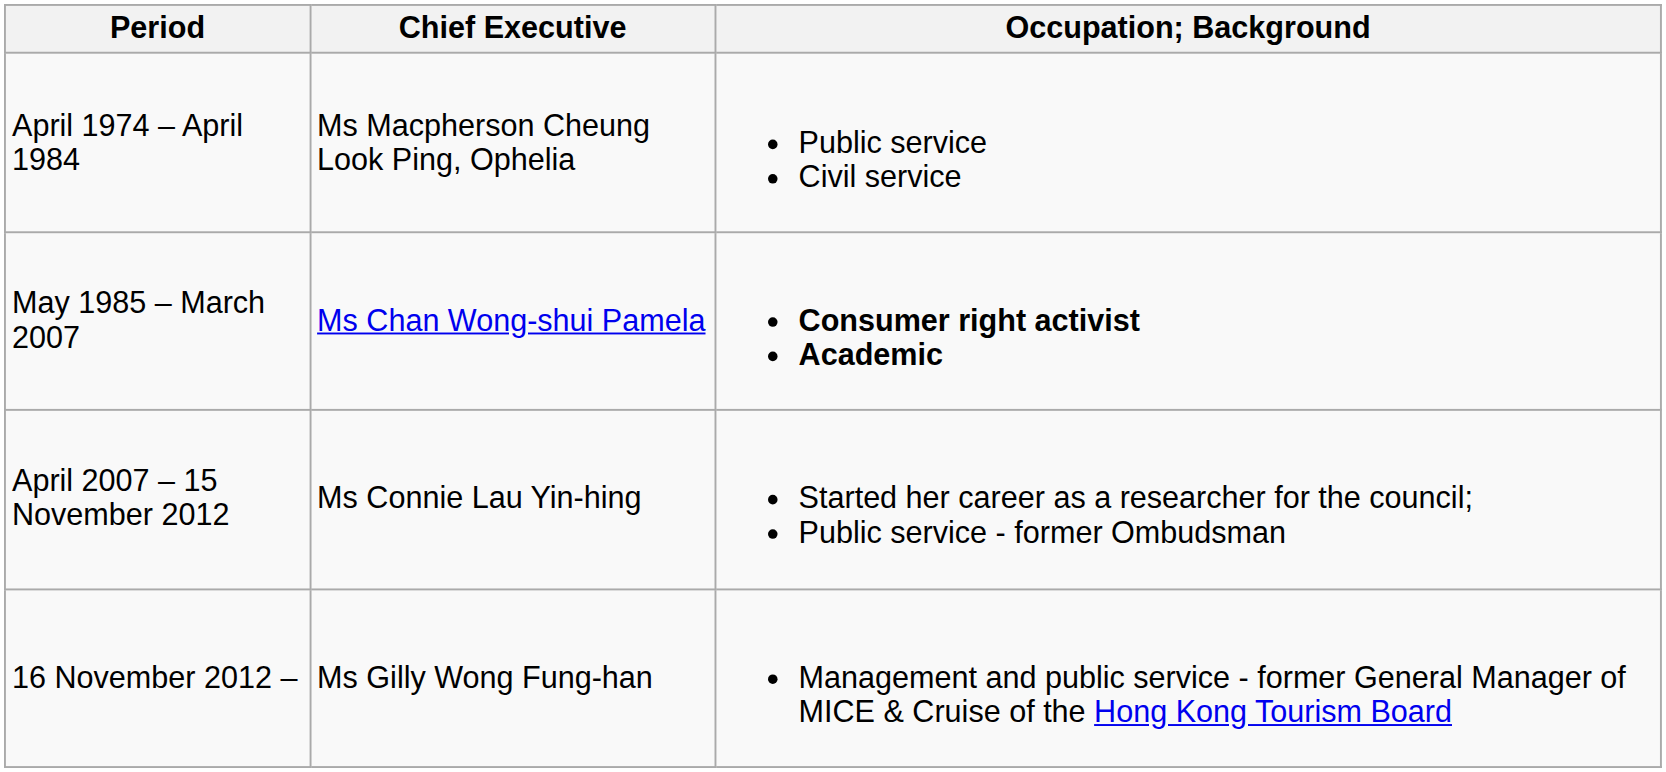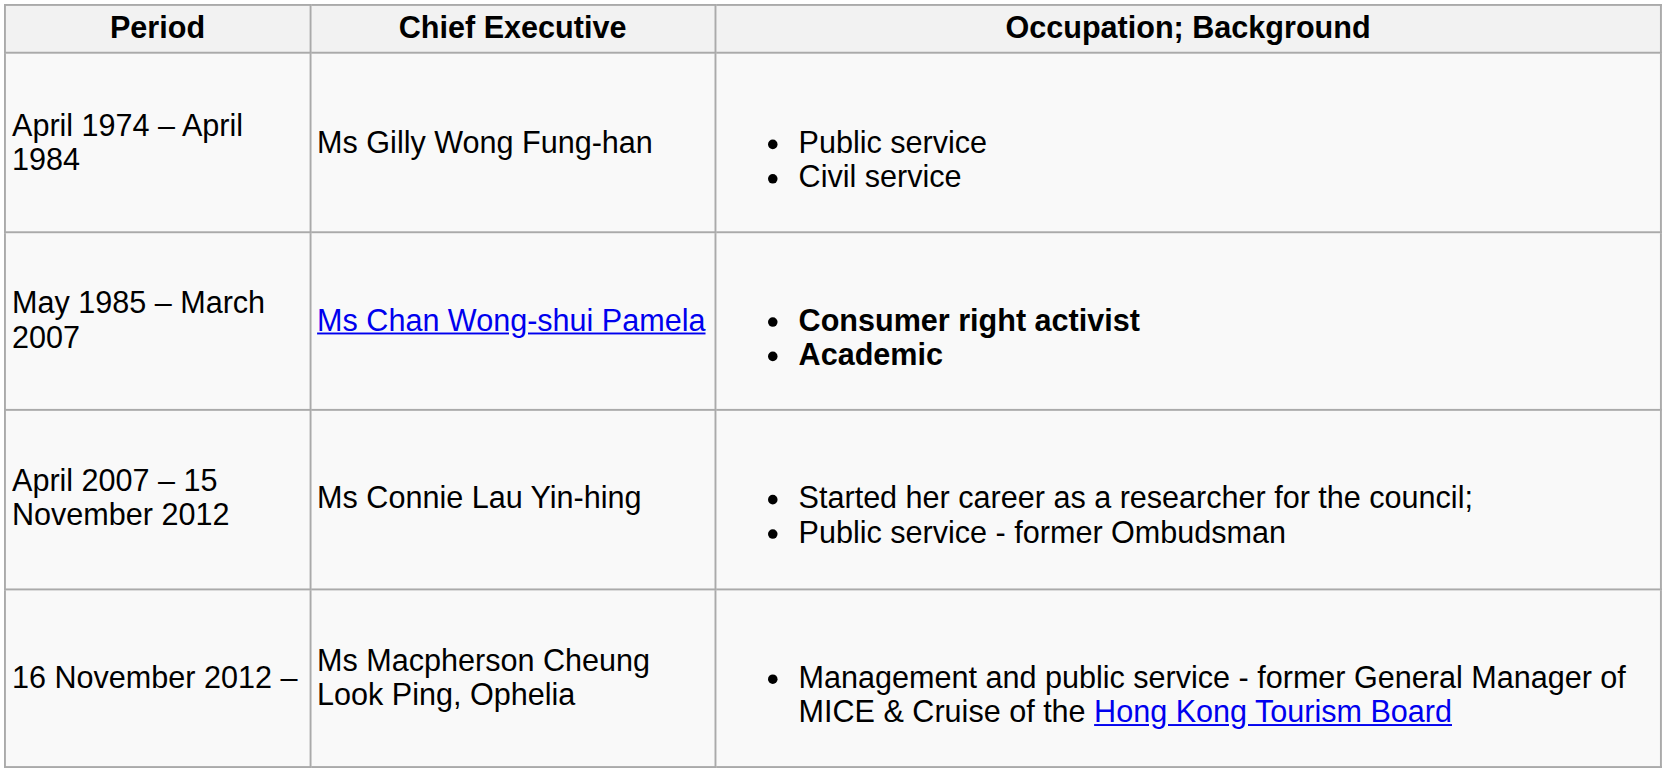(484, 142) Ms Macpherson Cheung Look Ping, Ophelia -> (485, 142) Ms Gilly Wong Fung-han
(485, 677) Ms Gilly Wong Fung-han -> (484, 677) Ms Macpherson Cheung Look Ping, Ophelia
